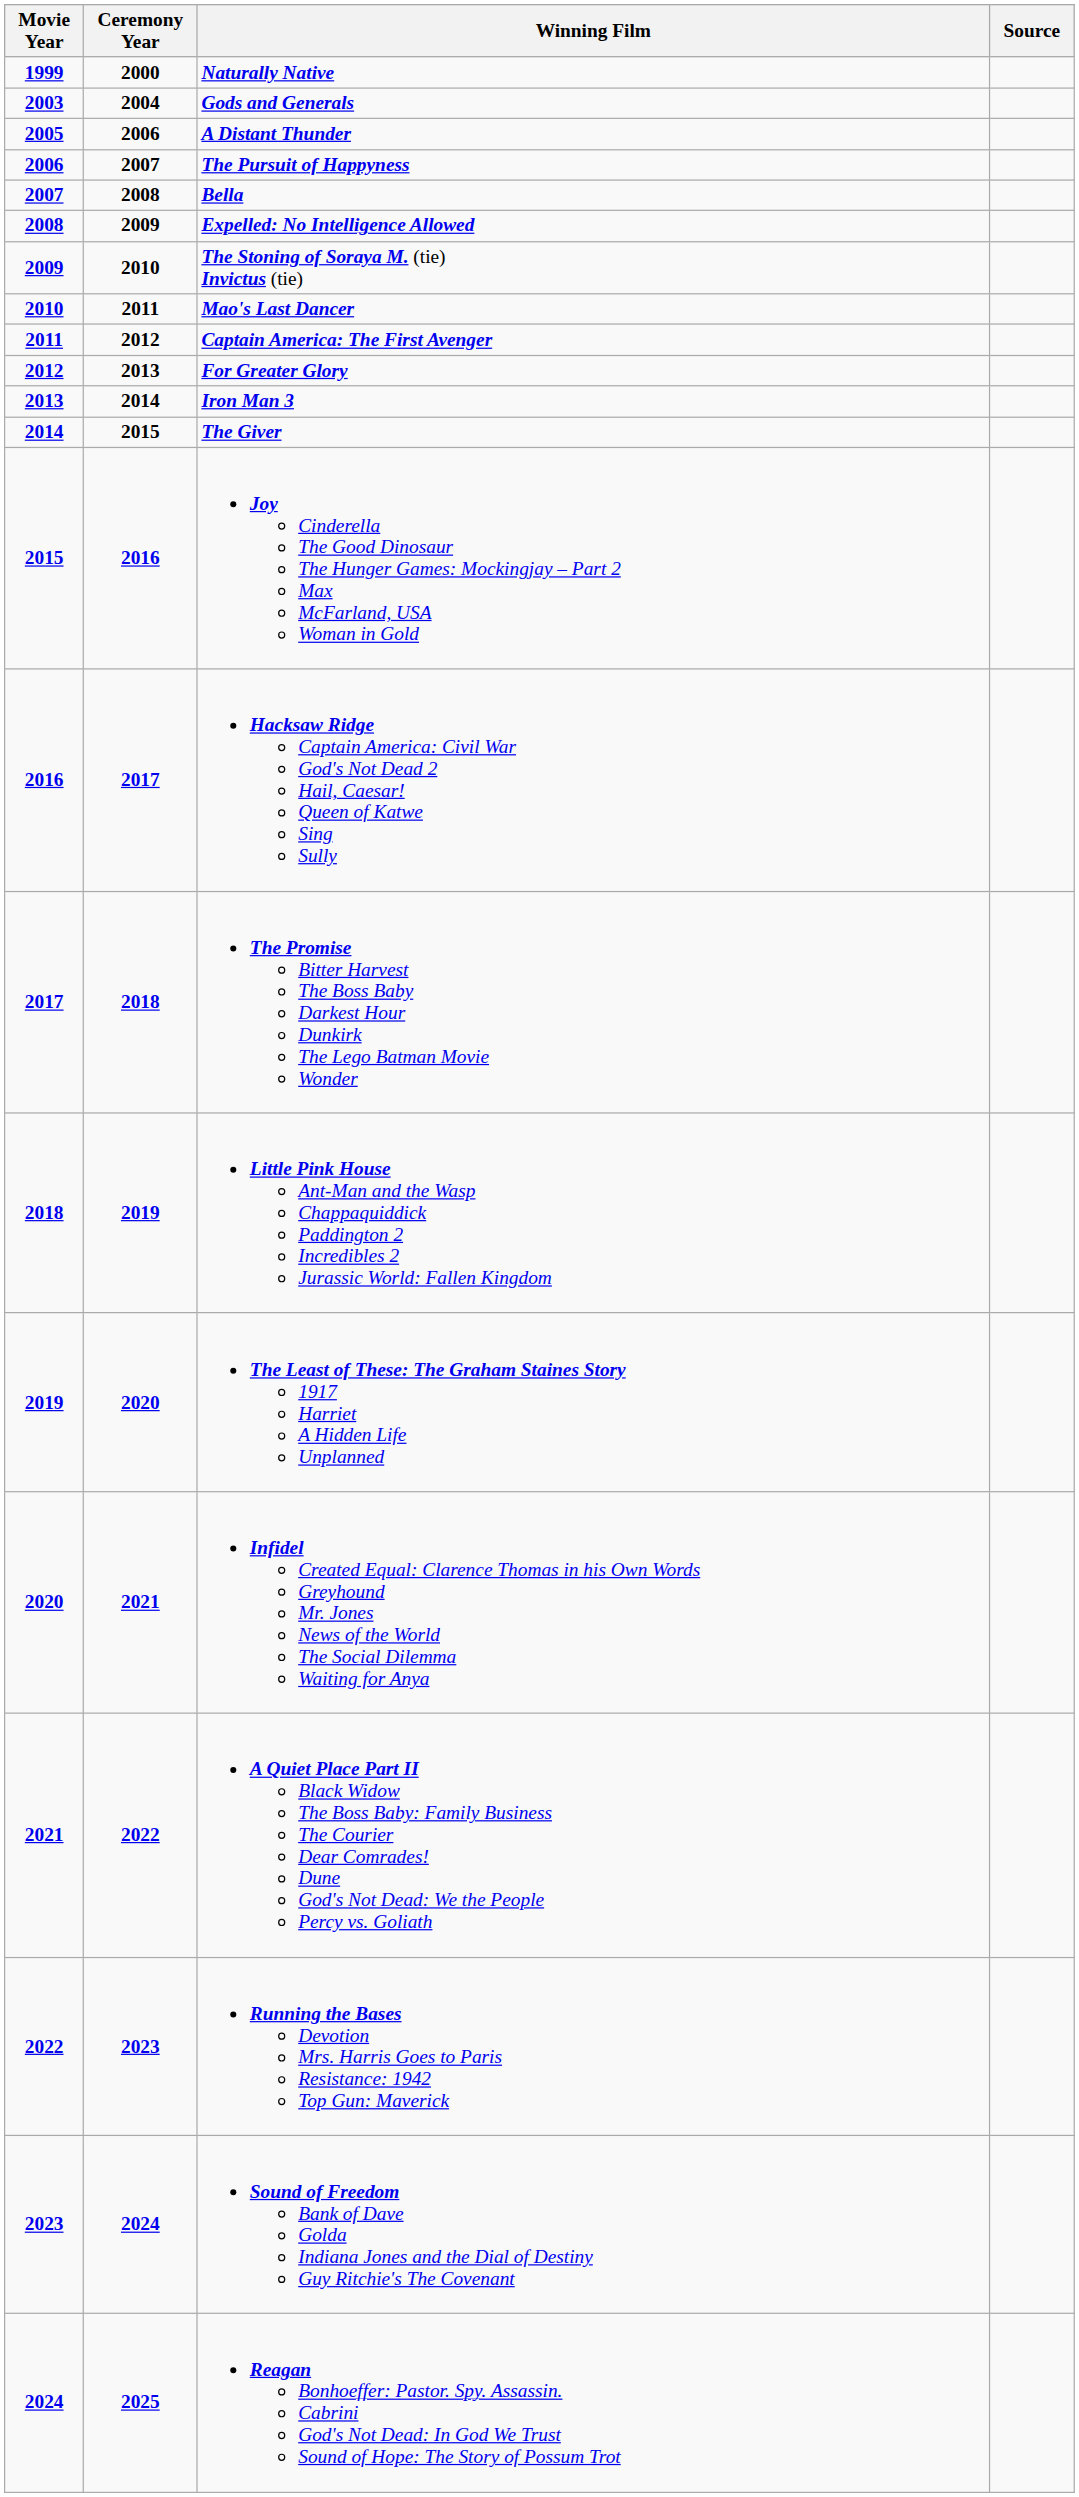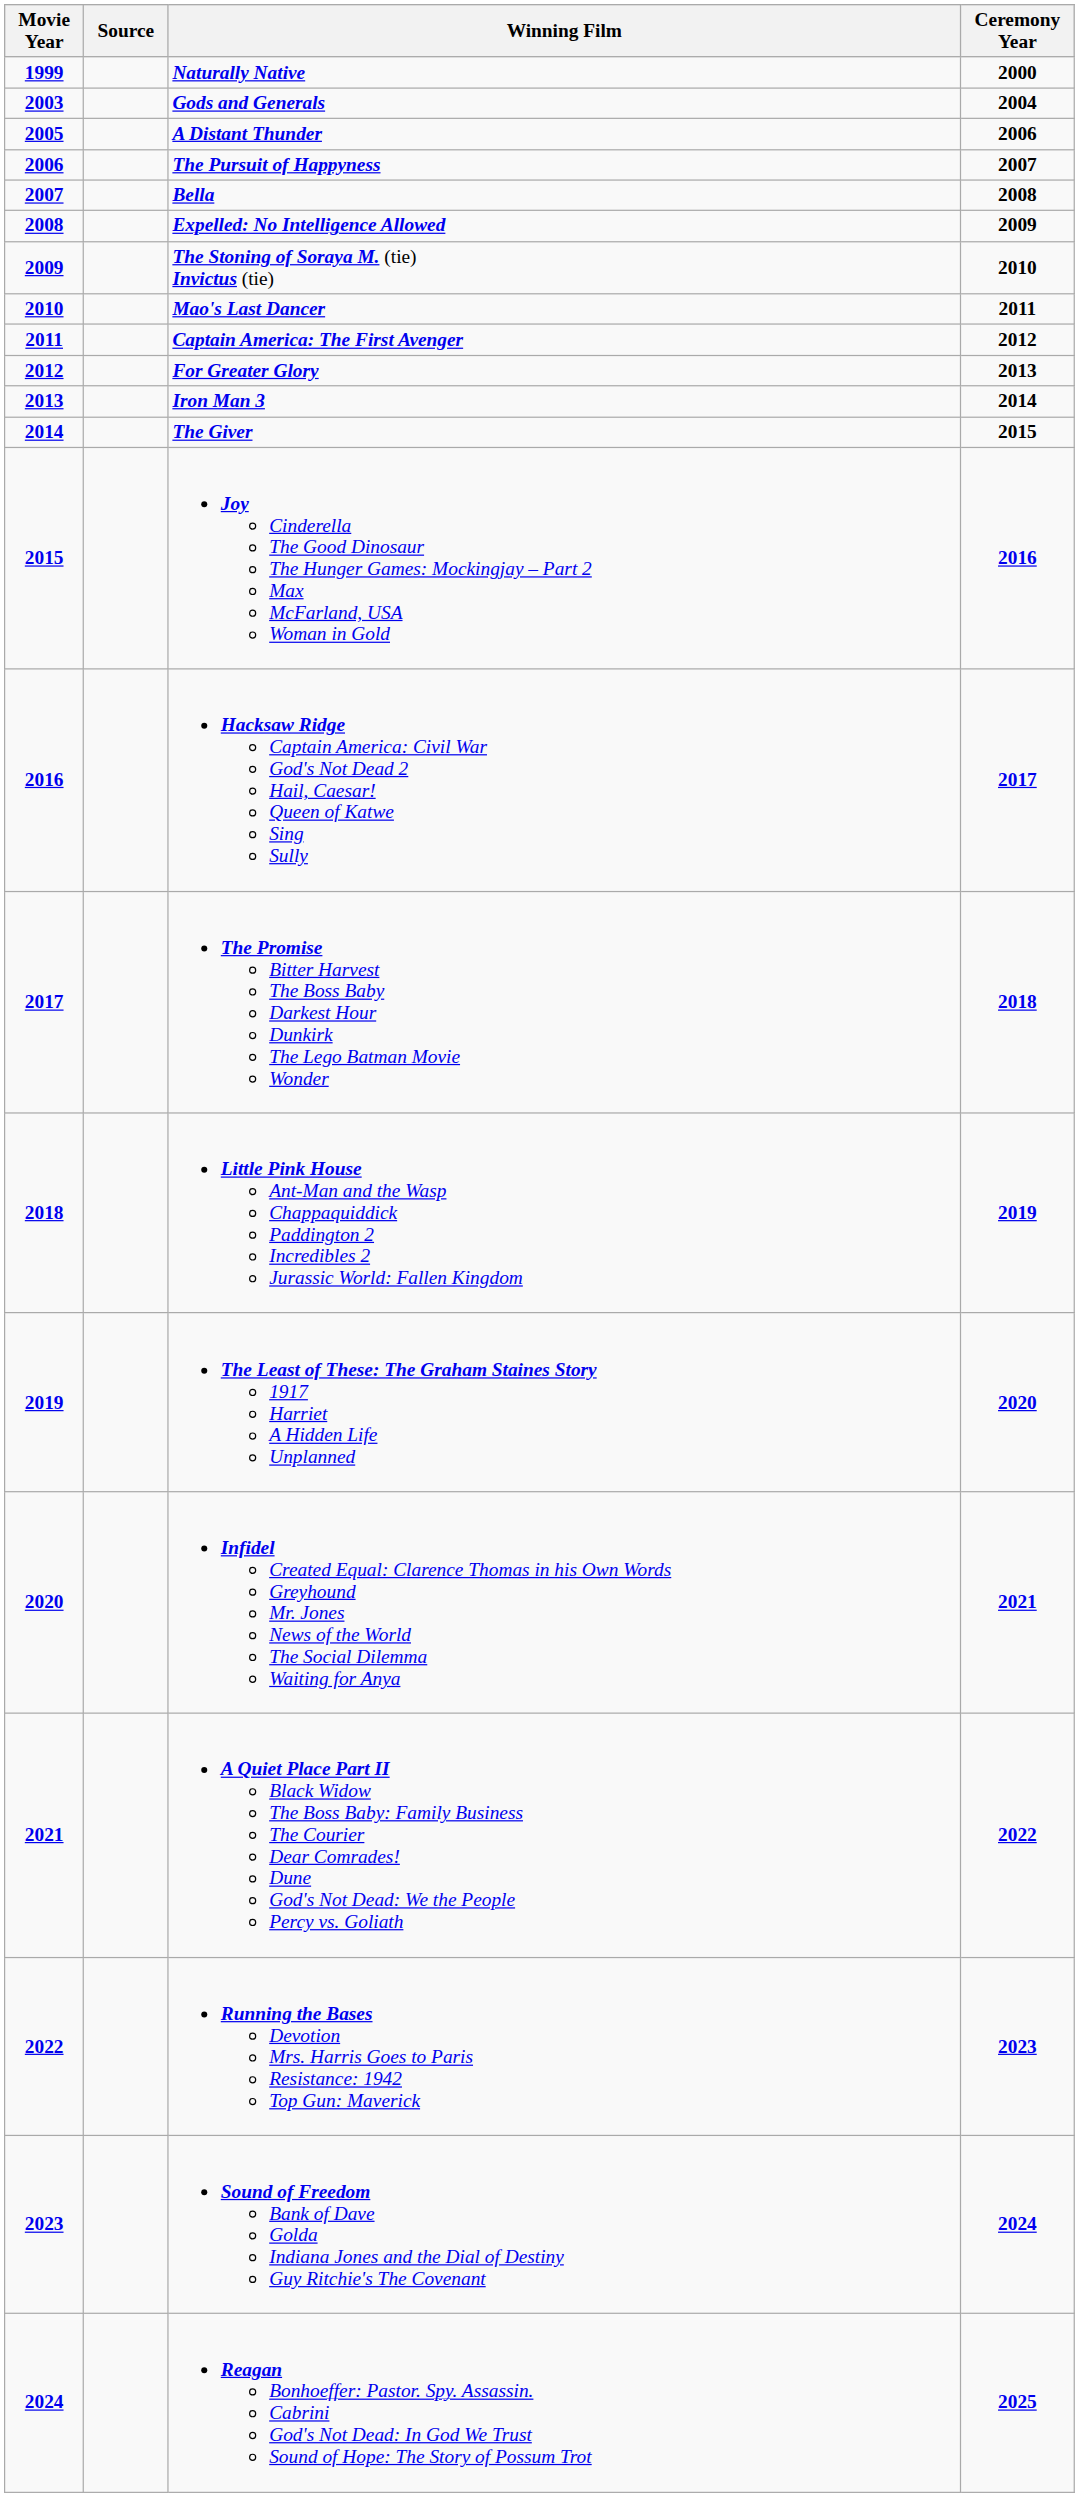columns swapped: (140, 30) <-> (1032, 30)
